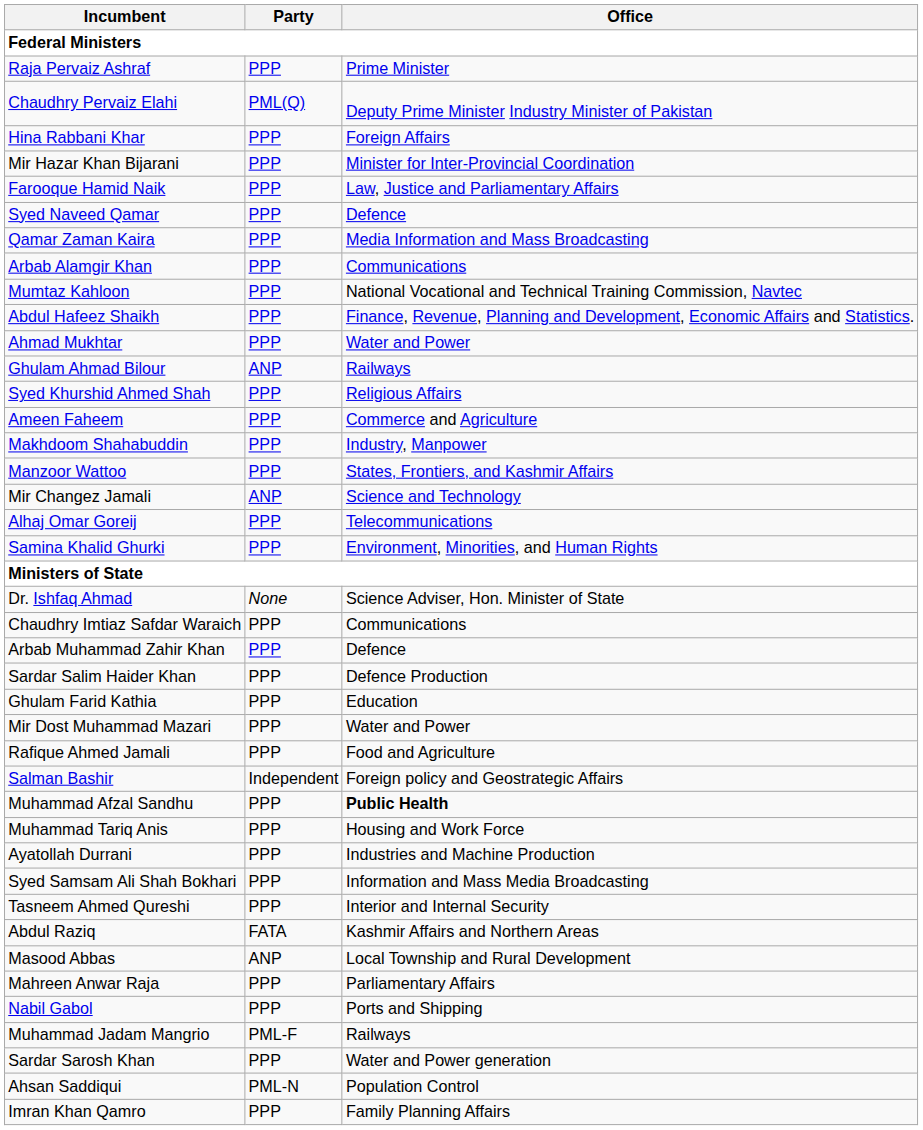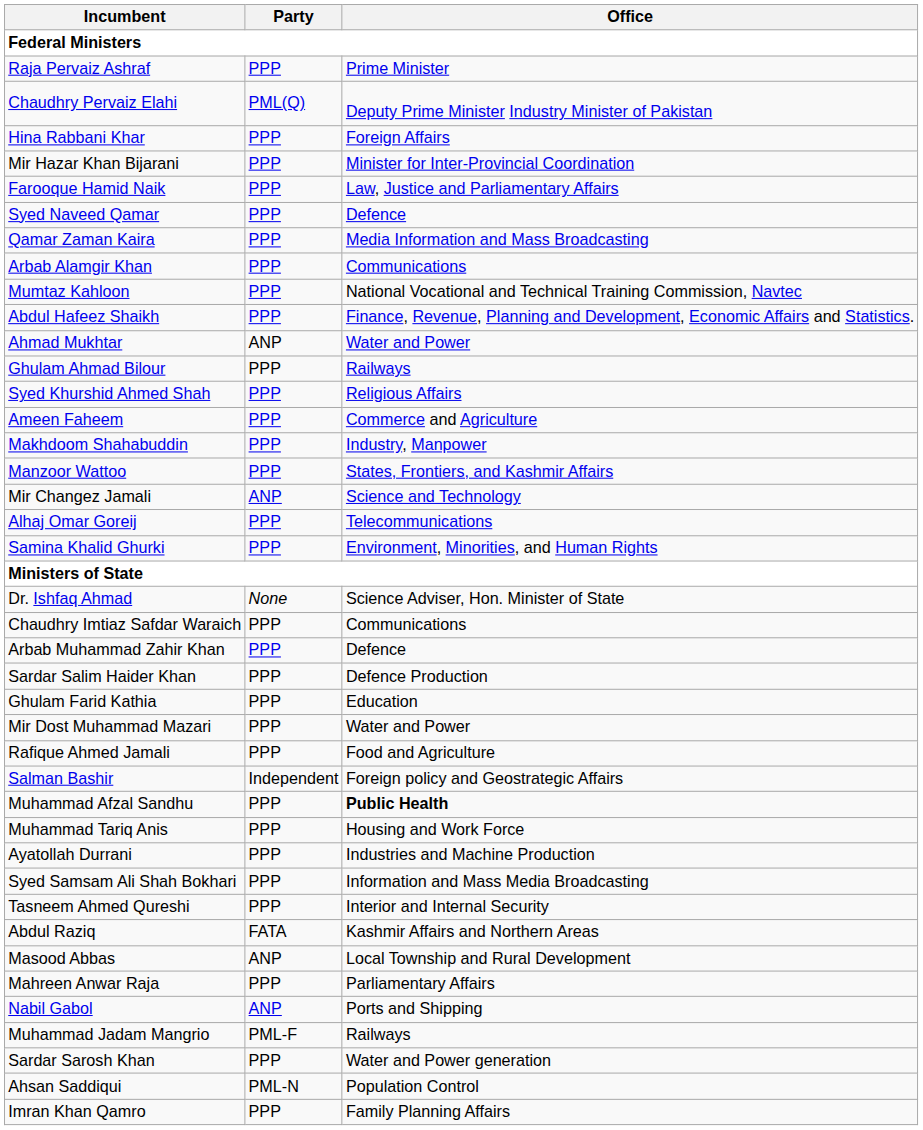(265, 343) PPP -> (265, 343) ANP
(265, 368) ANP -> (265, 368) PPP
(265, 1009) PPP -> (265, 1009) ANP
